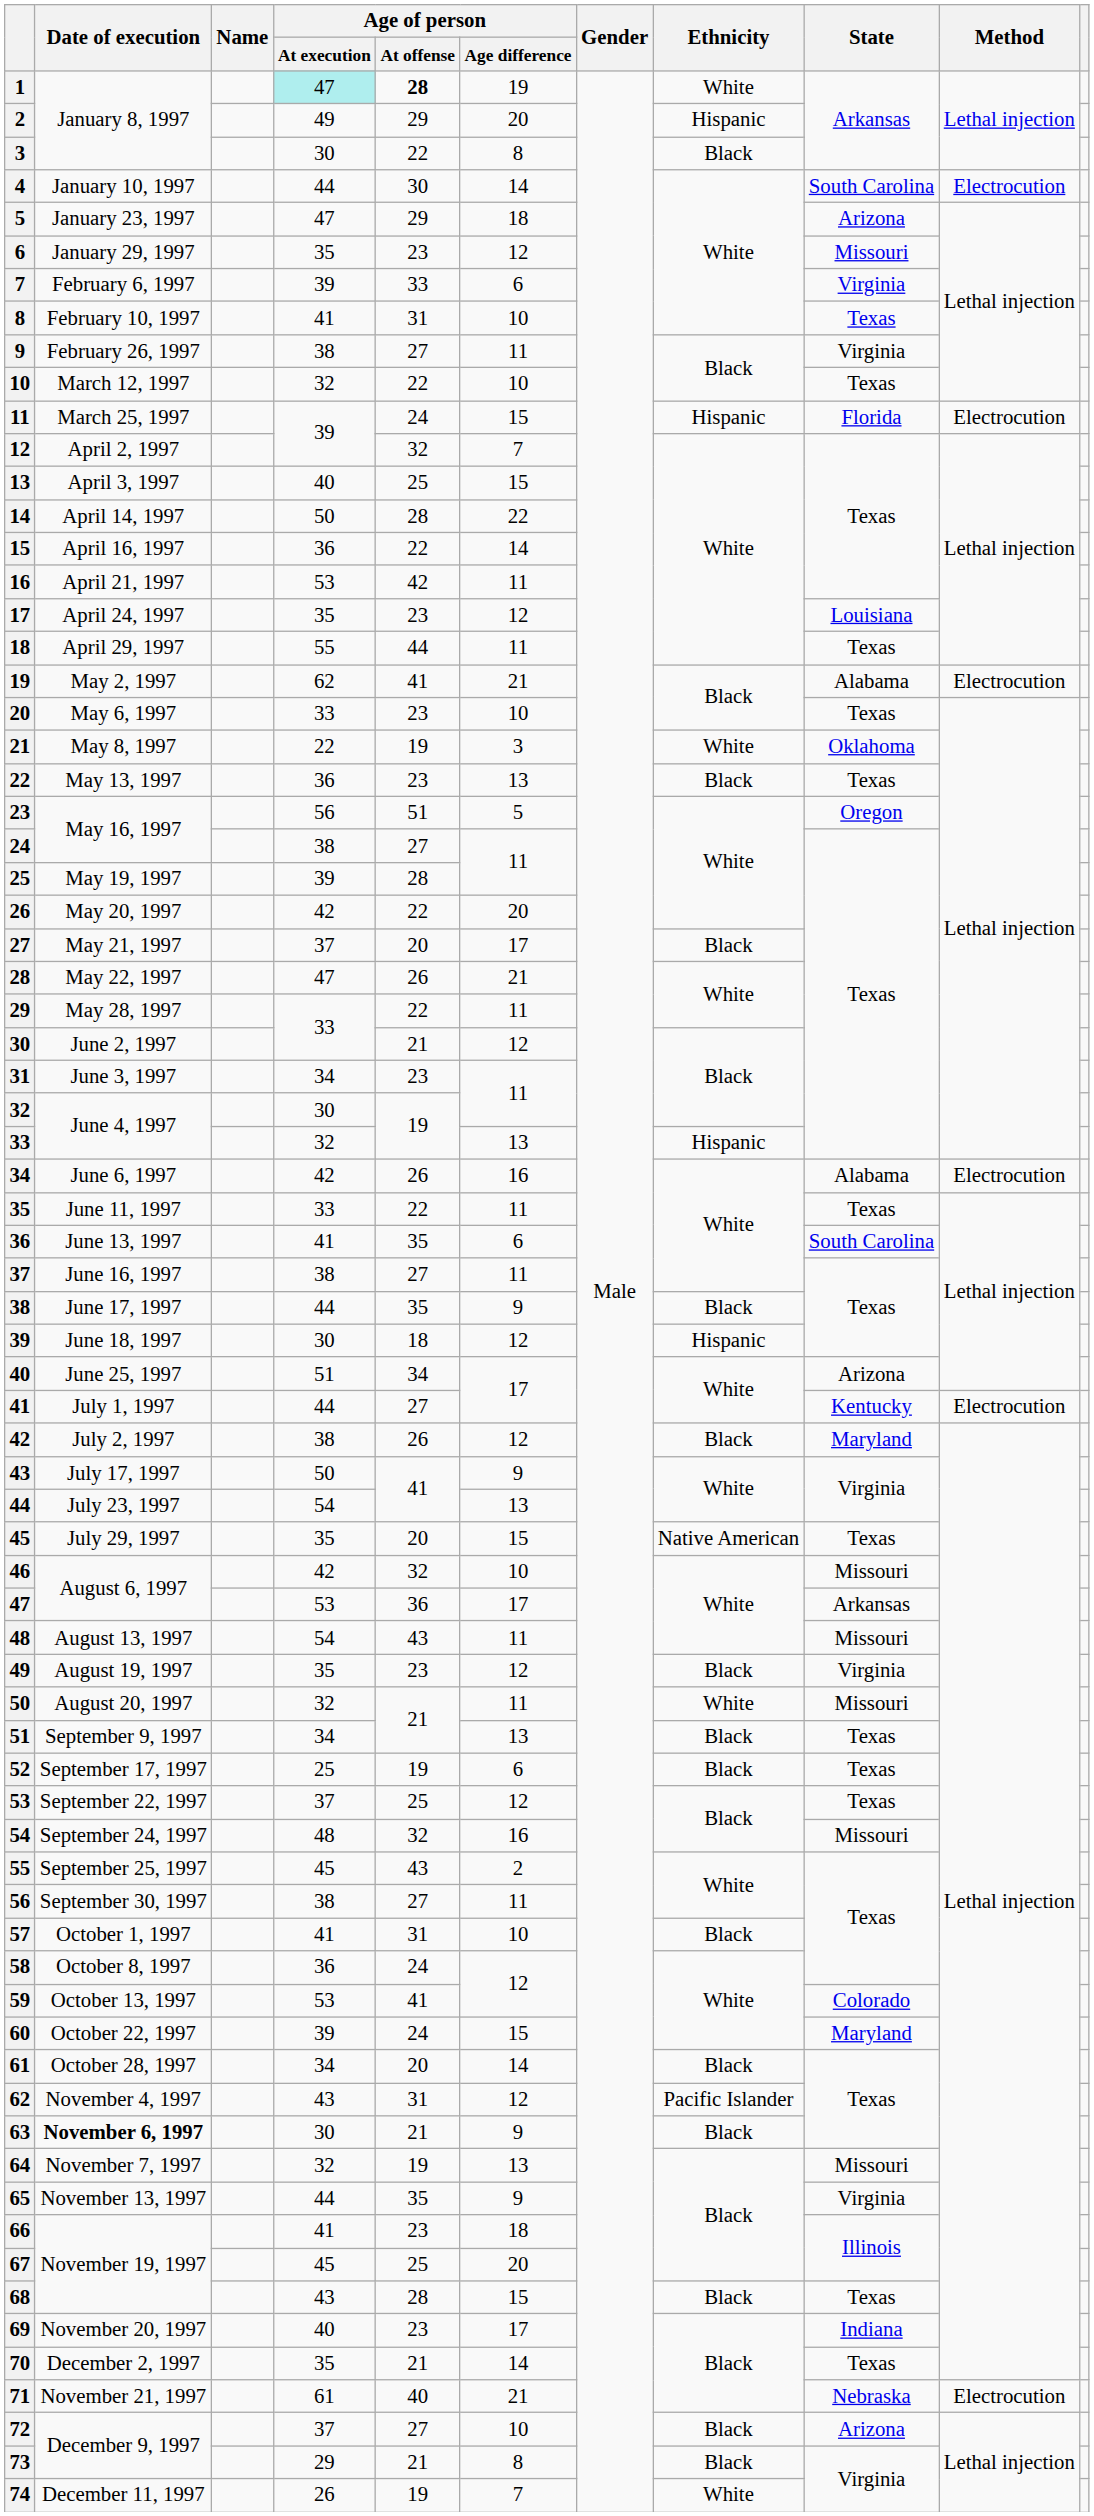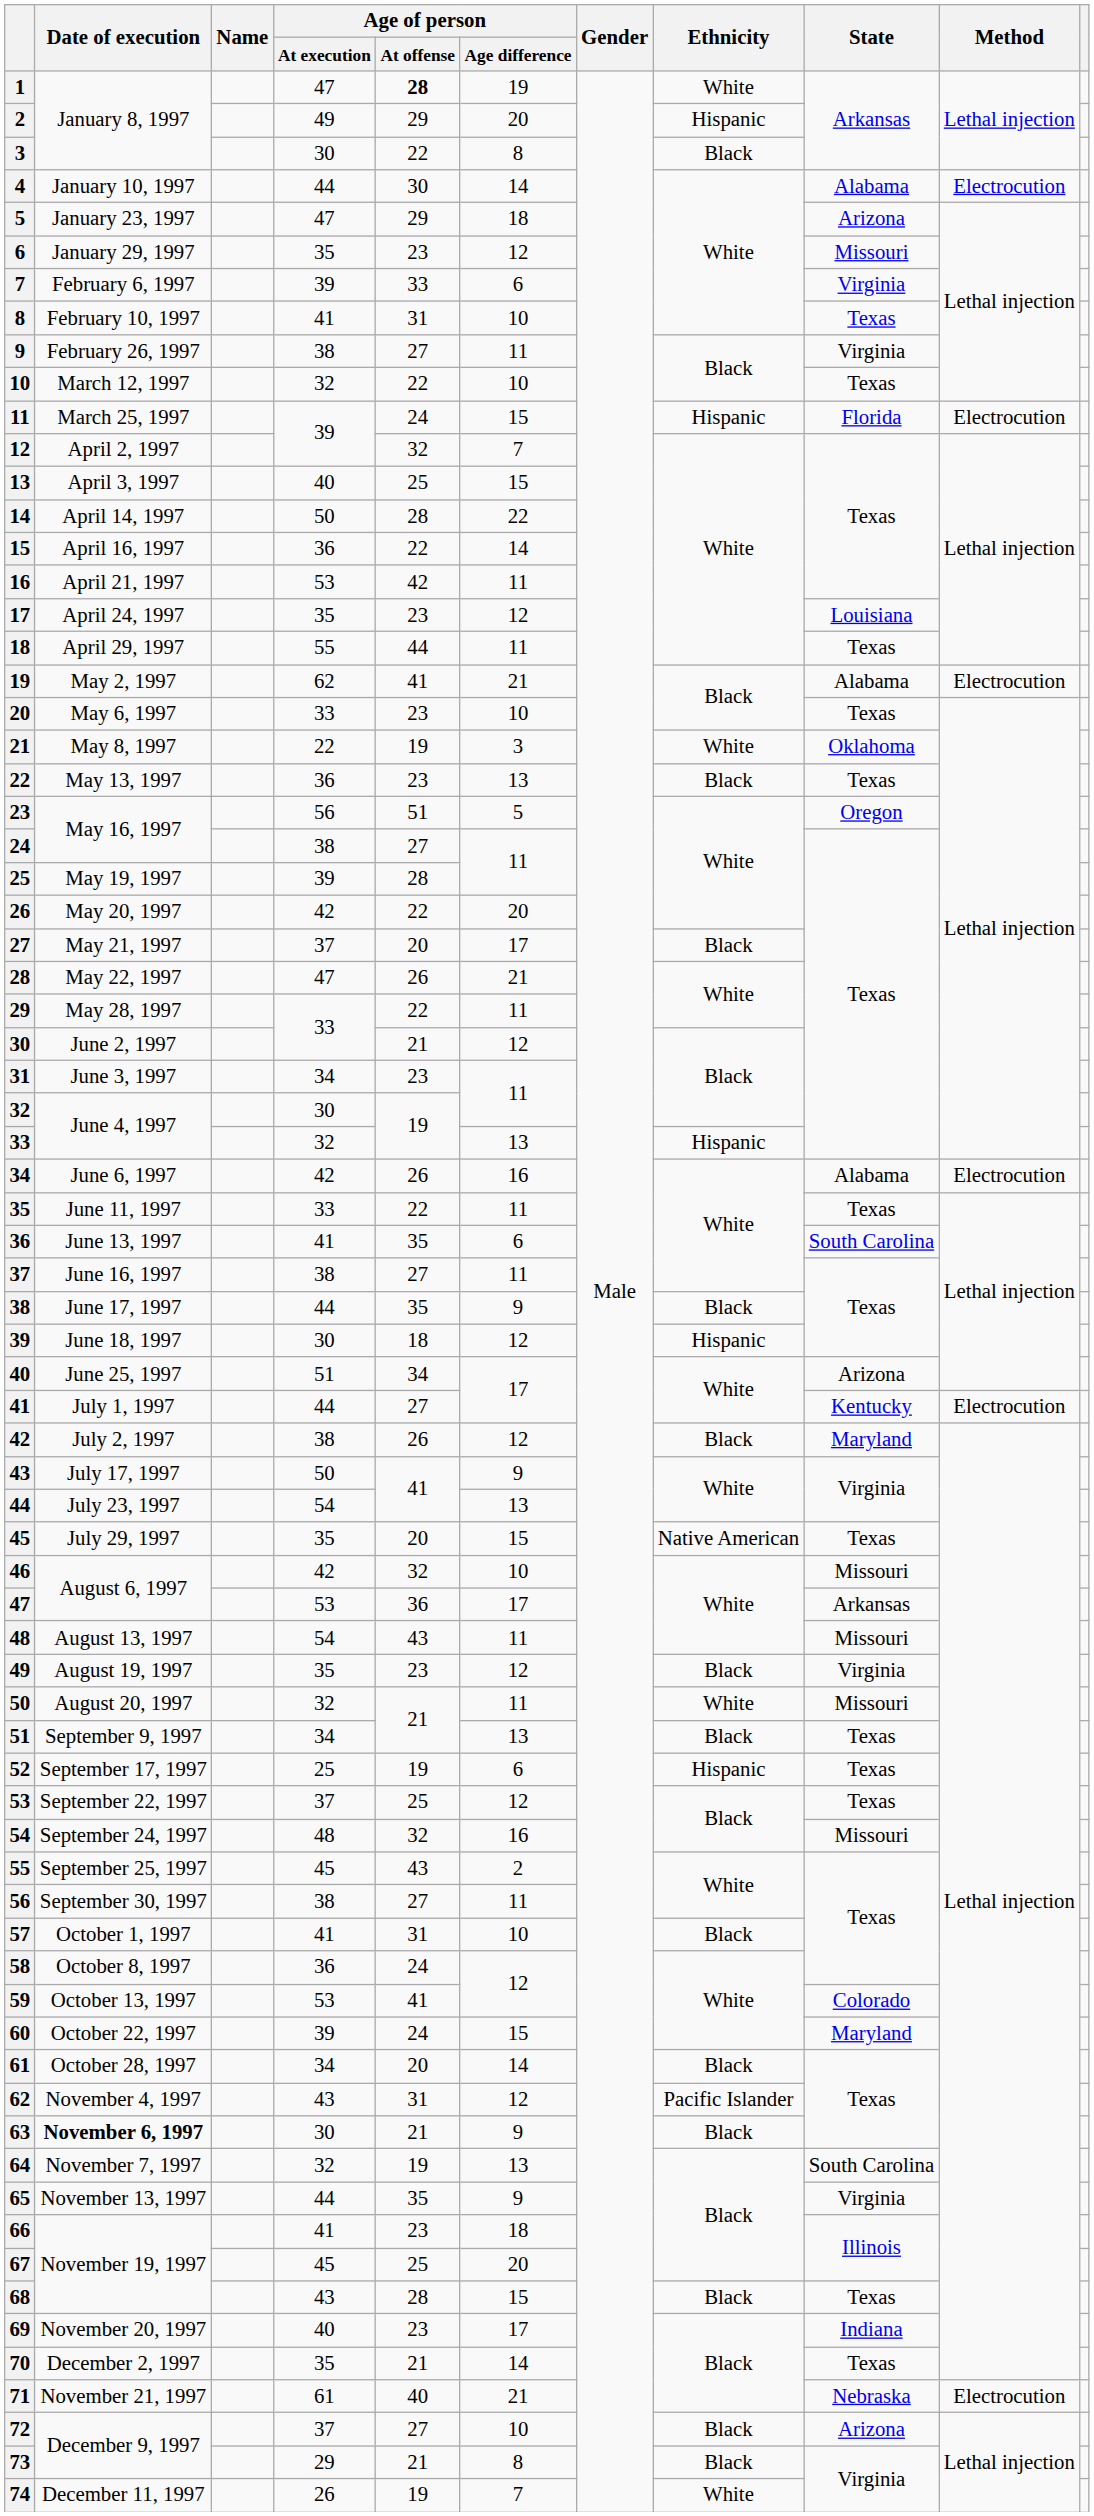(324, 86) paleturquoise background -> (324, 86) no background
(871, 185) South Carolina -> (871, 185) Alabama
(728, 1769) Black -> (728, 1769) Hispanic
(871, 2165) Missouri -> (871, 2165) South Carolina
